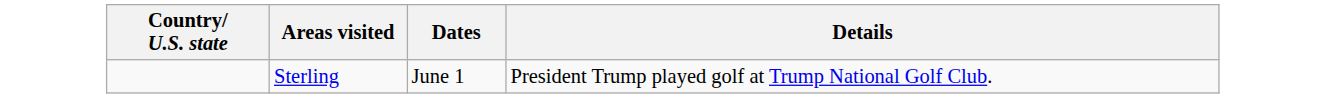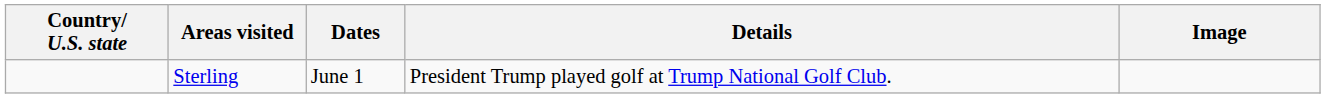+ column: (1219, 32)
